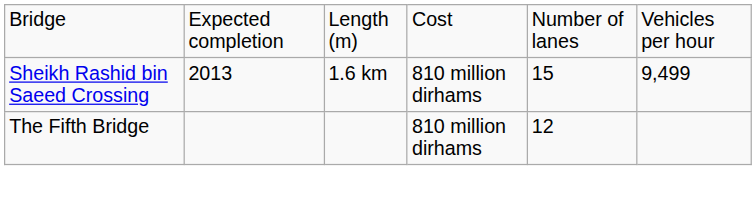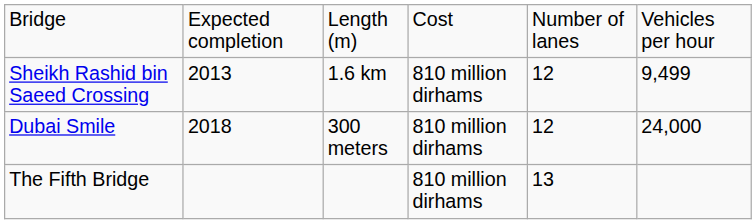(543, 73) 15 -> (543, 73) 12
+ row: (62, 126)
(543, 126) 12 -> (543, 180) 13
